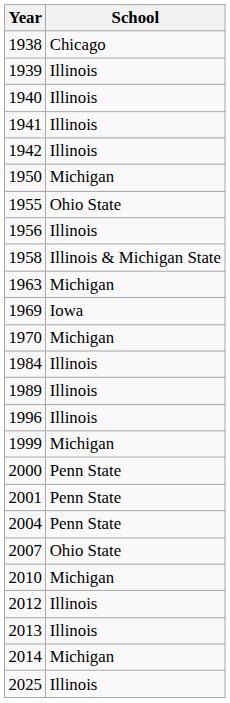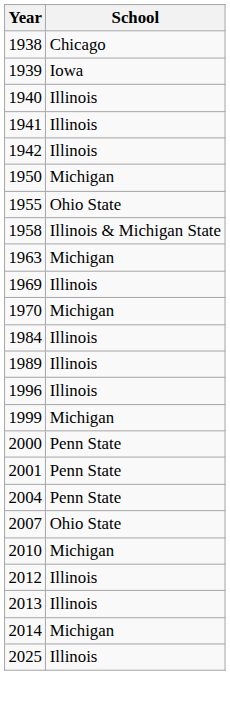(74, 71) Illinois -> (67, 71) Iowa
- row: (25, 230)
(67, 310) Iowa -> (74, 284) Illinois
